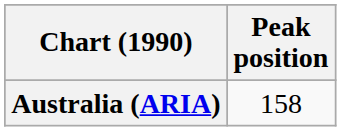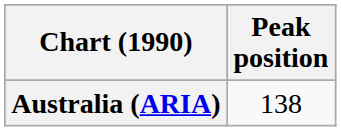(281, 102) 158 -> (281, 102) 138
